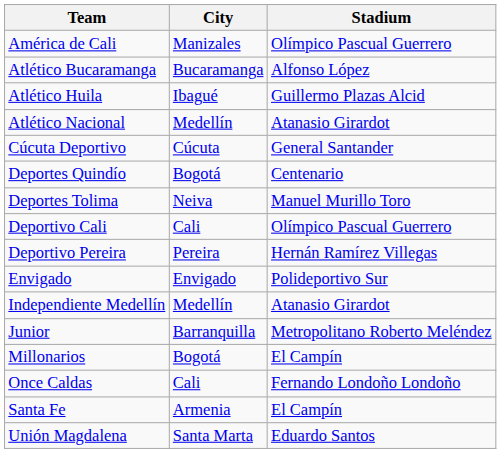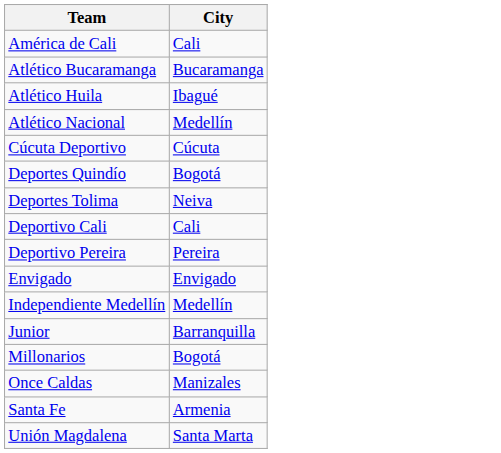- column: (381, 17)
(207, 43) Manizales -> (187, 43) Cali
(187, 383) Cali -> (207, 383) Manizales
